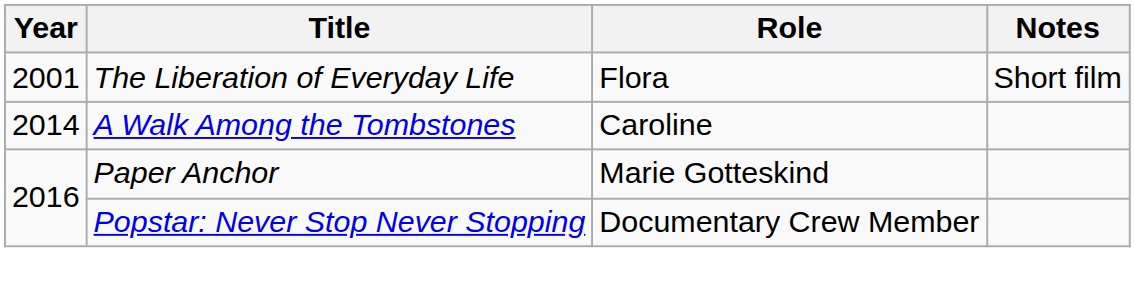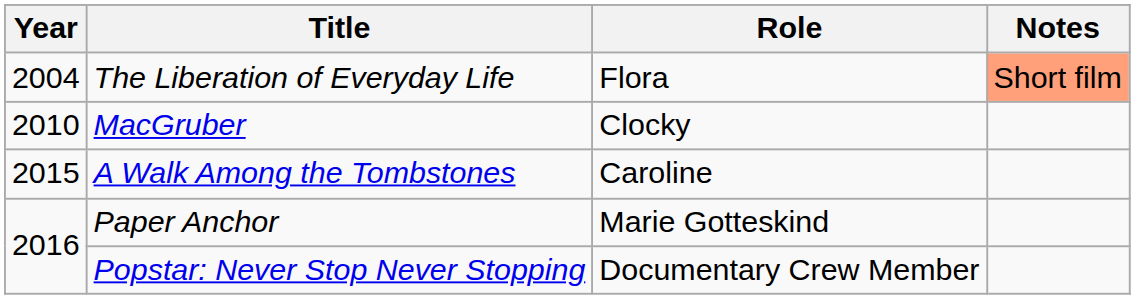(46, 76) 2001 -> (46, 76) 2004
(1058, 76) no background -> (1058, 76) lightsalmon background
+ row: (170, 125)
(46, 125) 2014 -> (46, 173) 2015
